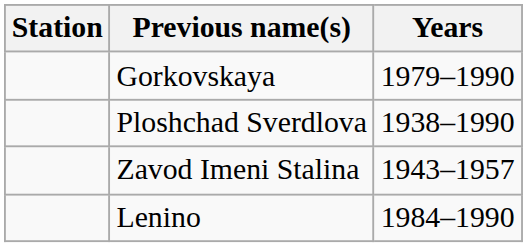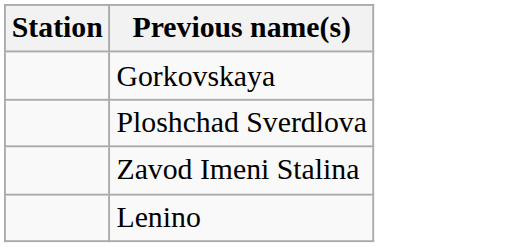- column: (448, 28)
